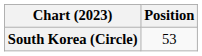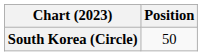(169, 39) 53 -> (169, 39) 50
